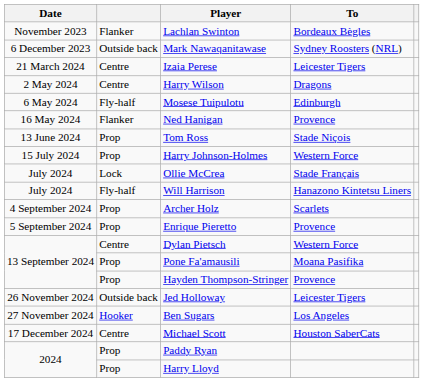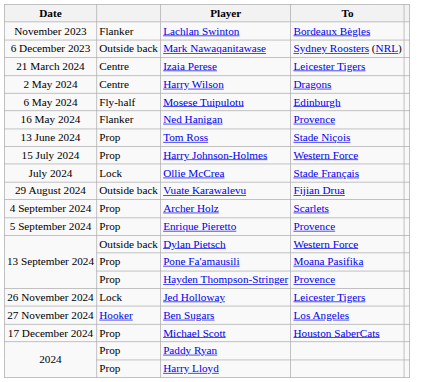- row: (194, 191)
+ row: (205, 191)
(114, 244) Centre -> (129, 244) Outside back
(129, 297) Outside back -> (111, 297) Lock
(114, 333) Centre -> (110, 333) Prop
